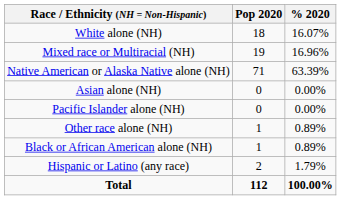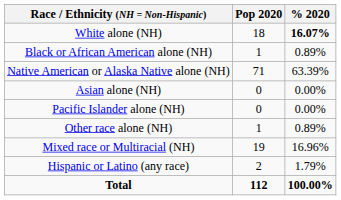(310, 33) normal -> (310, 33) bold
rows swapped: (118, 147) <-> (118, 52)
